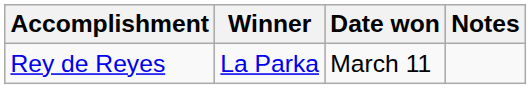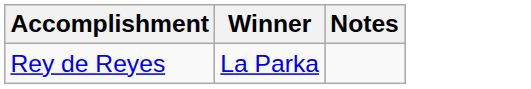- column: (385, 24)
